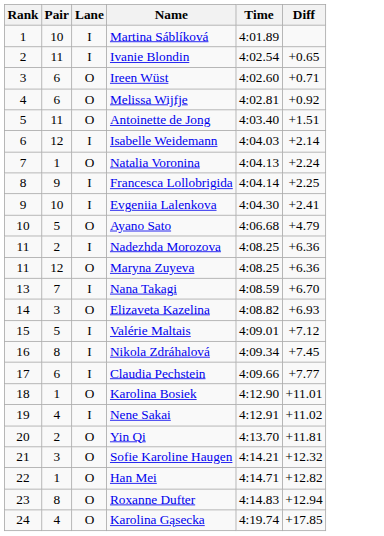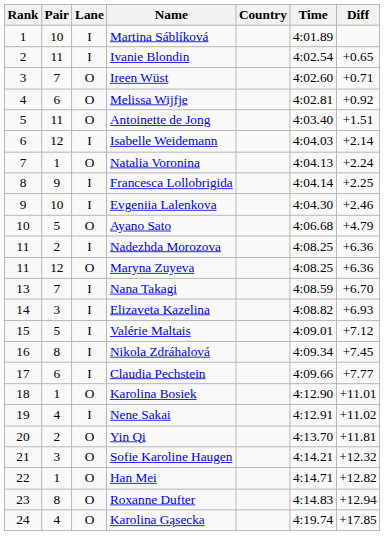+ column: (263, 15)
(57, 78) 6 -> (57, 78) 7
(304, 204) +2.41 -> (358, 204) +2.46
(89, 309) O -> (89, 309) I
